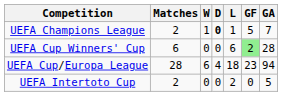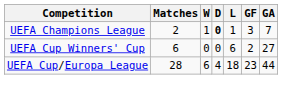(251, 30) 5 -> (251, 30) 3
(251, 48) lightgreen background -> (251, 48) no background
(268, 48) 28 -> (268, 48) 27
(268, 65) 94 -> (268, 65) 44
- row: (78, 83)
